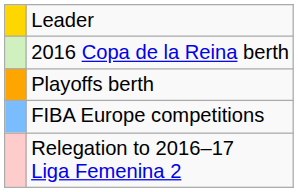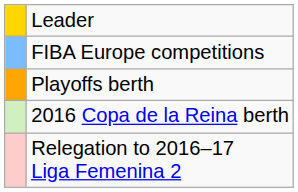rows swapped: (160, 52) <-> (148, 116)
